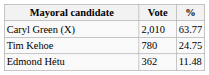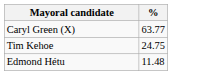- column: (158, 12)
